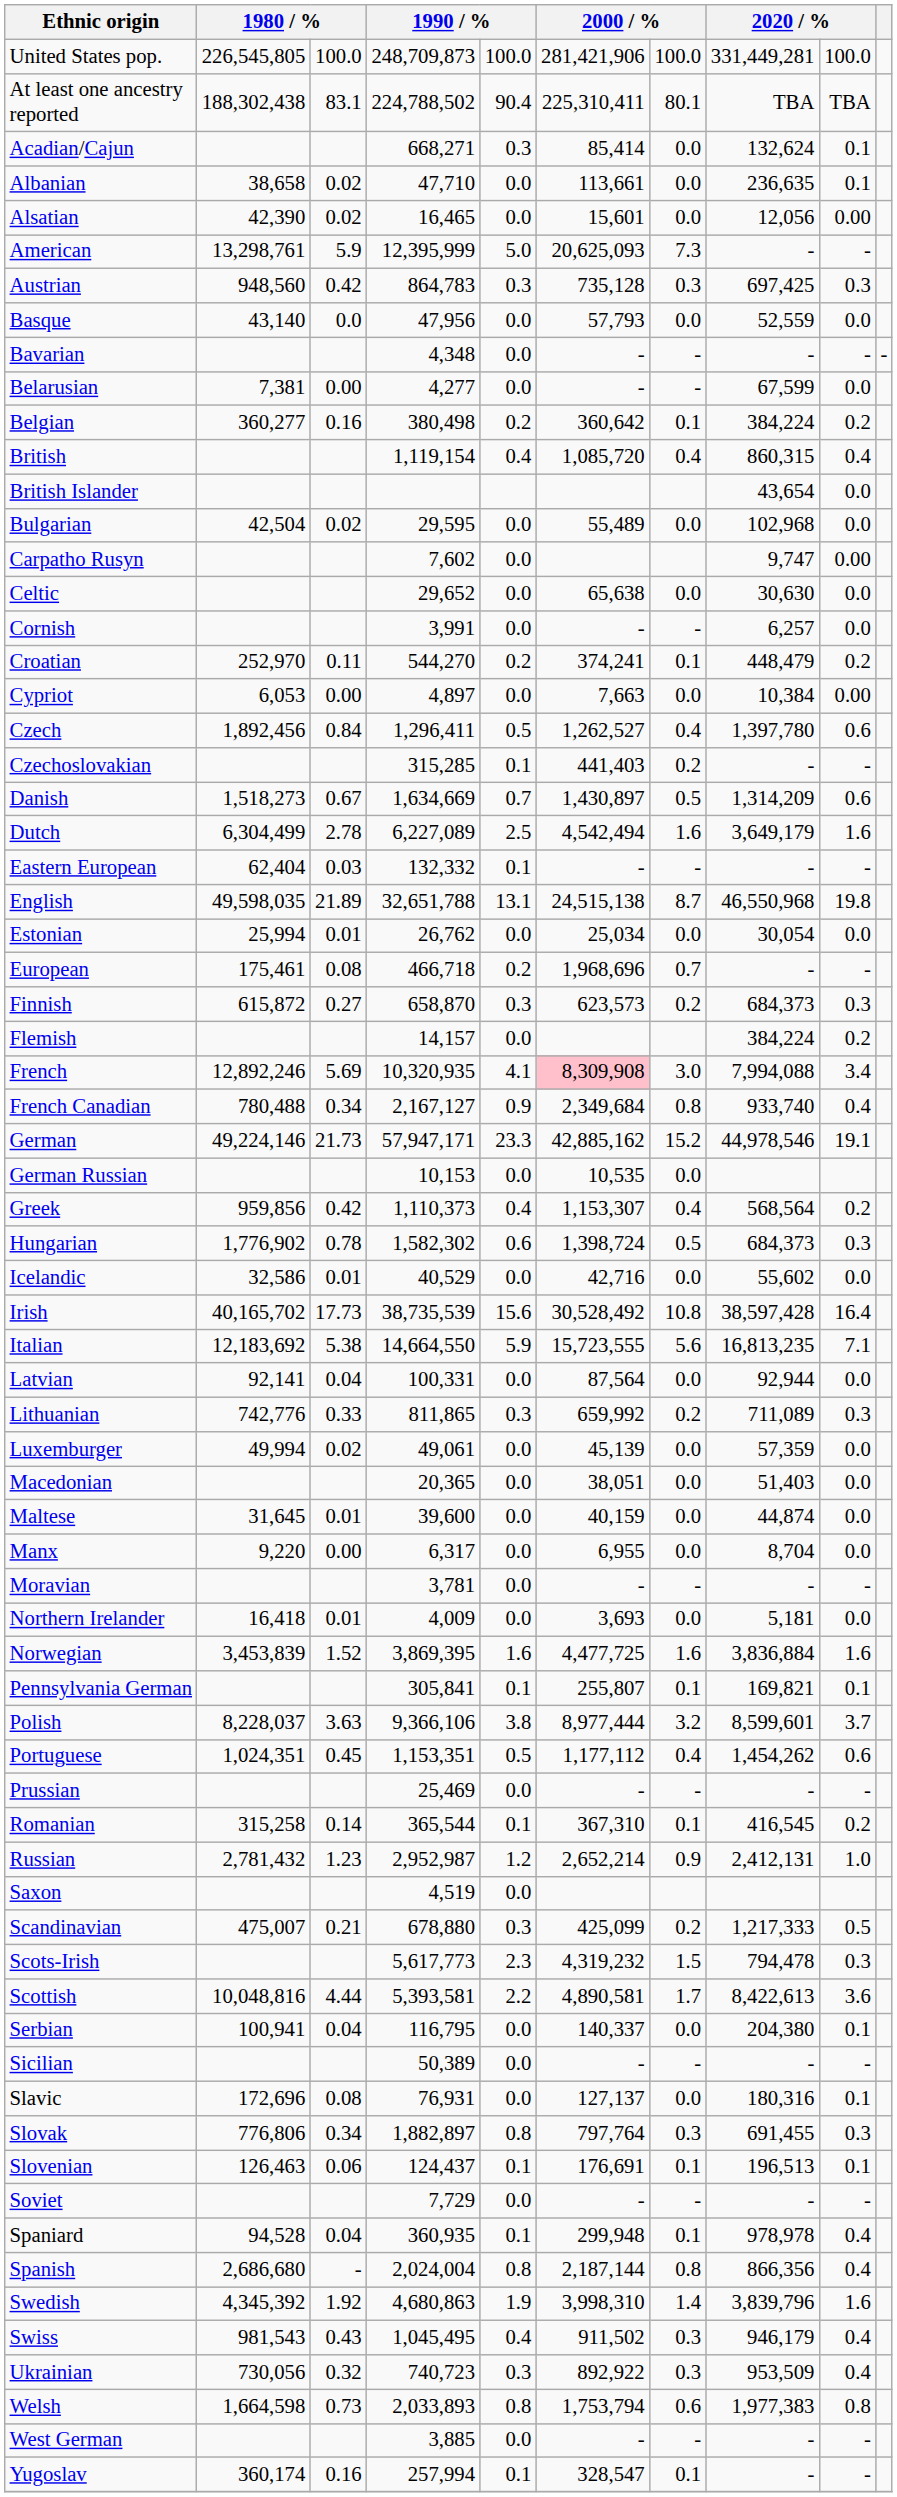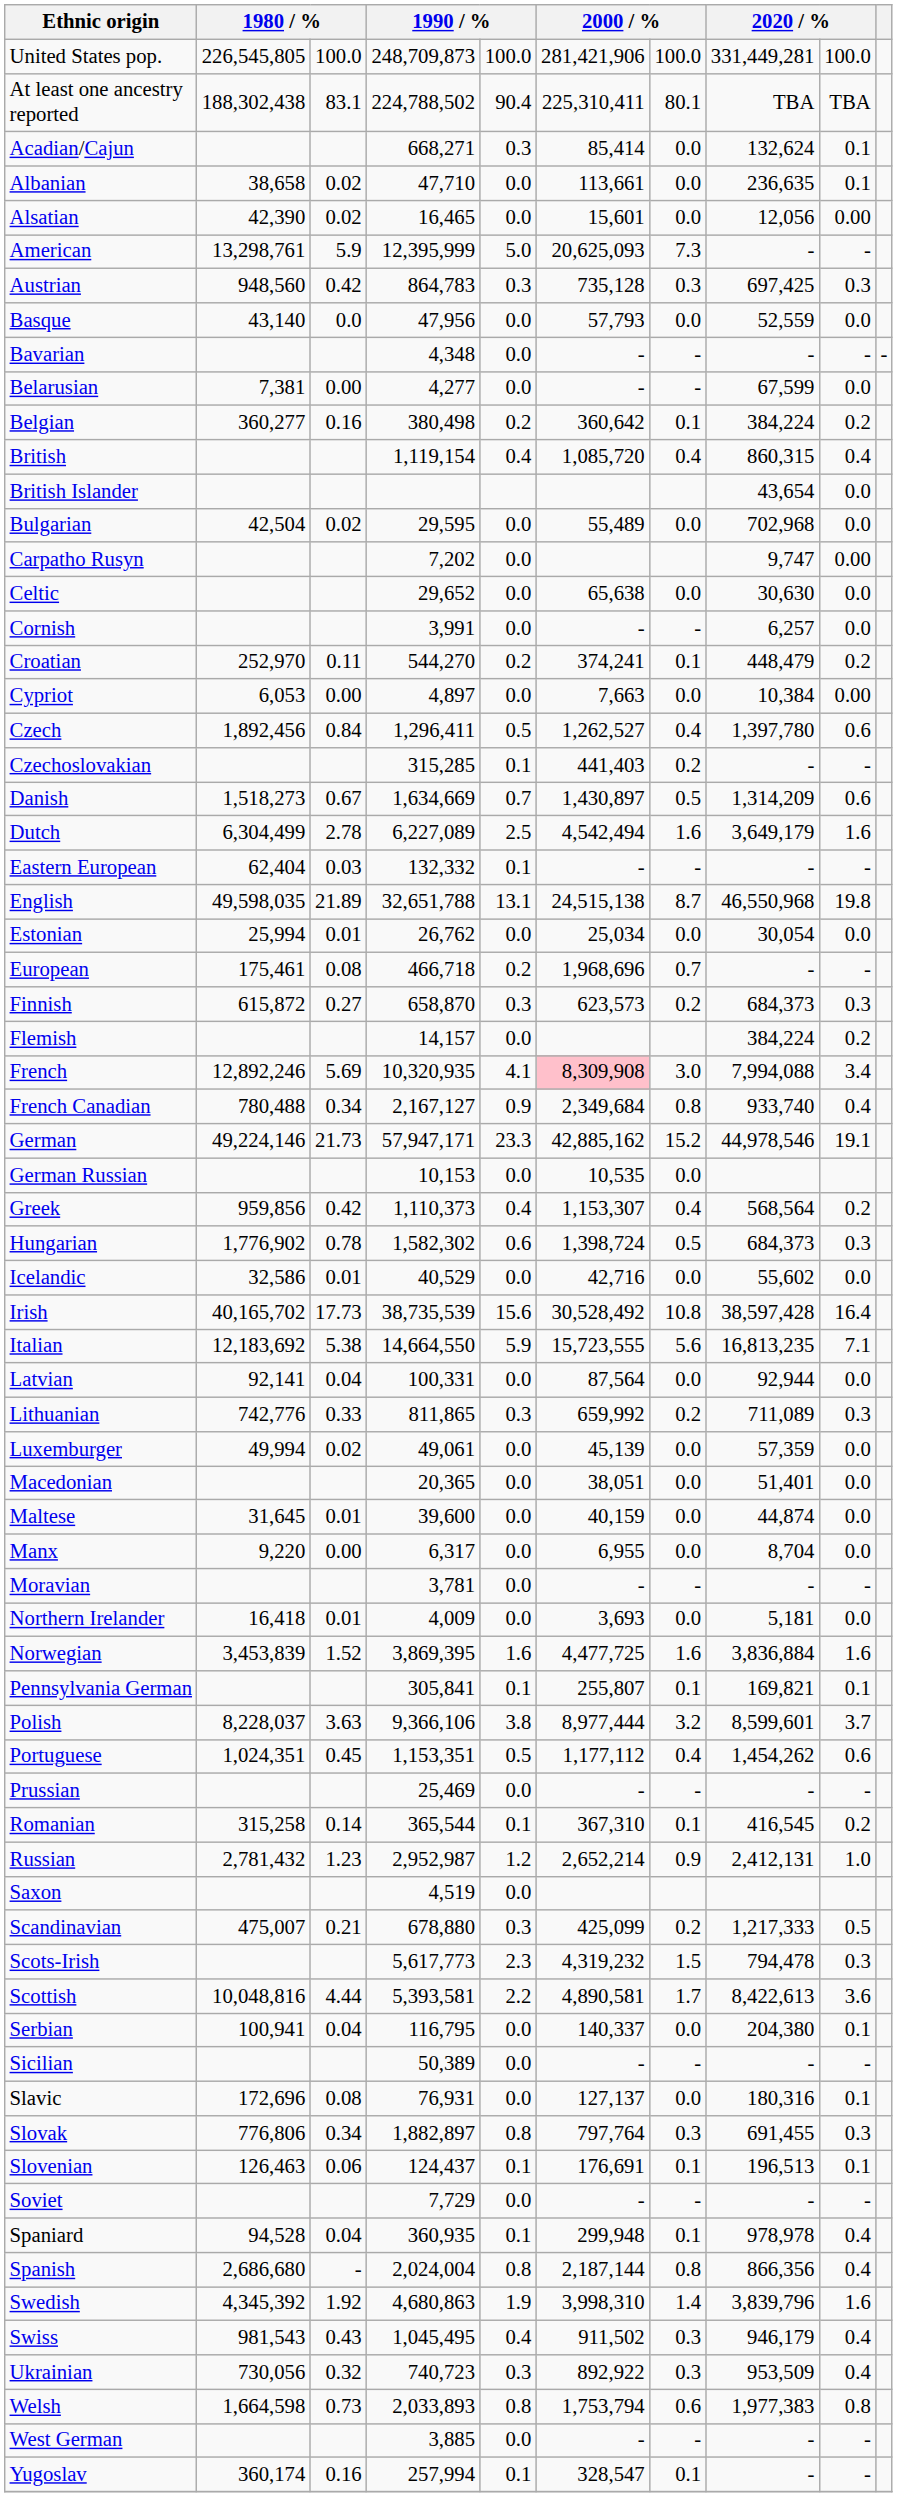(781, 525) 102,968 -> (781, 525) 702,968
(452, 559) 7,602 -> (452, 559) 7,202
(786, 1482) 51,403 -> (786, 1482) 51,401
